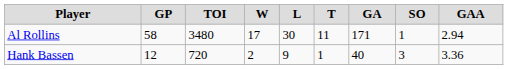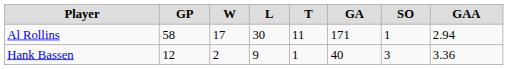- column: (215, 14)
